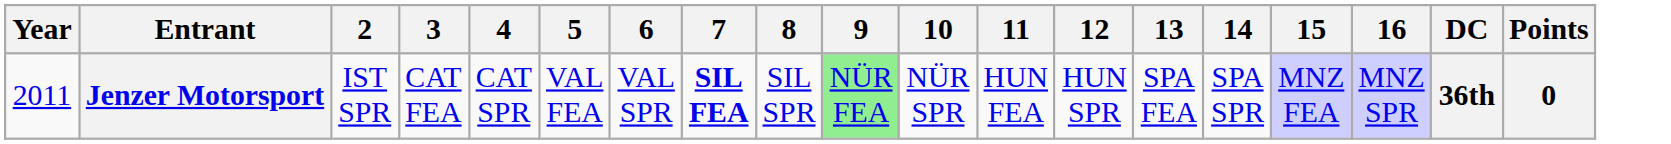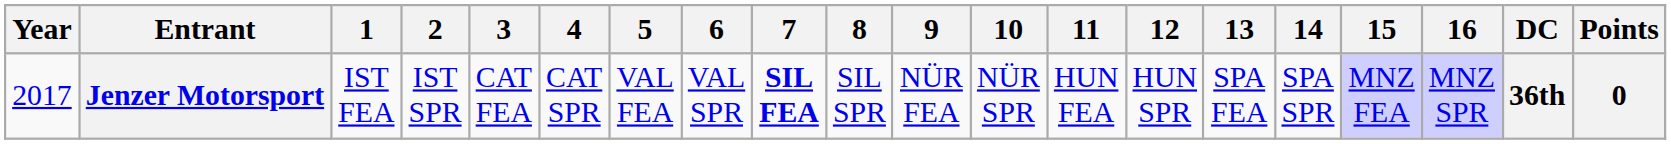+ column: (366, 28)
(42, 95) 2011 -> (42, 95) 2017
(861, 95) lightgreen background -> (931, 95) no background
